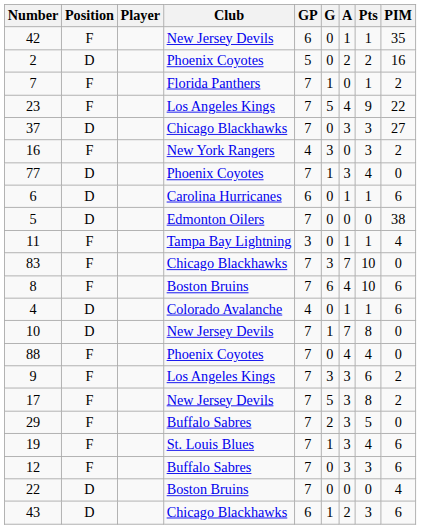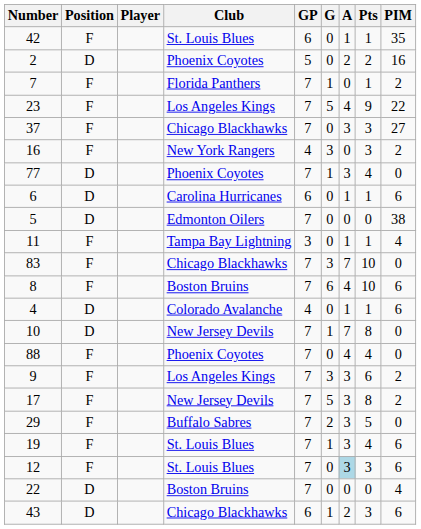(220, 38) New Jersey Devils -> (210, 38) St. Louis Blues
(89, 128) D -> (89, 128) F
(209, 467) Buffalo Sabres -> (210, 467) St. Louis Blues
(347, 467) no background -> (347, 467) lightblue background
